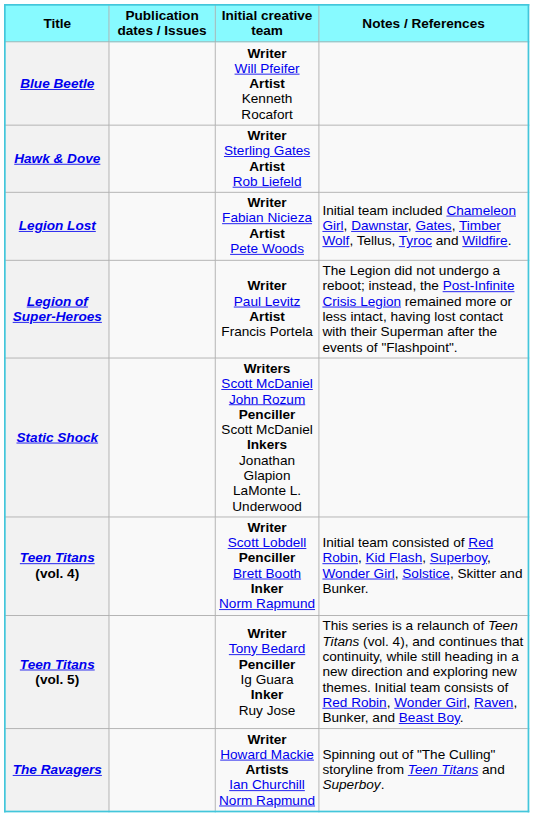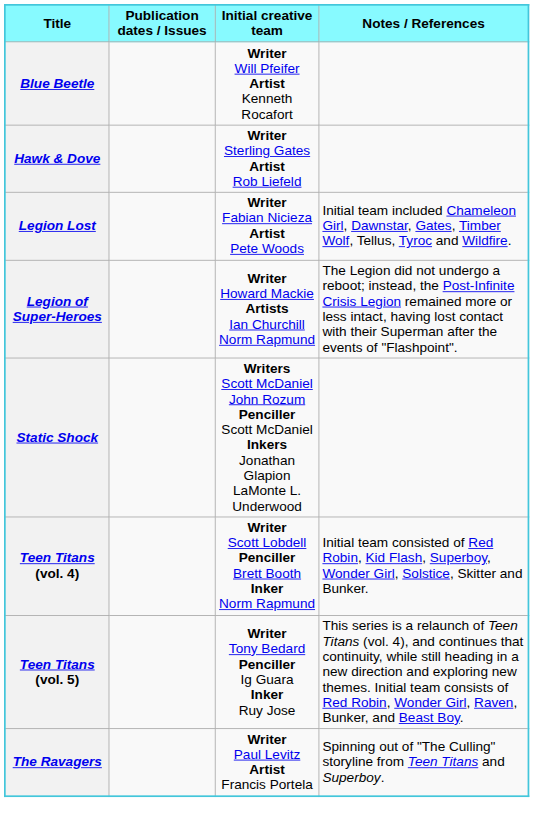(267, 308) Writer Paul Levitz Artist Francis Portela -> (267, 308) Writer Howard Mackie Artists Ian Churchill Norm Rapmund
(267, 770) Writer Howard Mackie Artists Ian Churchill Norm Rapmund -> (267, 762) Writer Paul Levitz Artist Francis Portela
